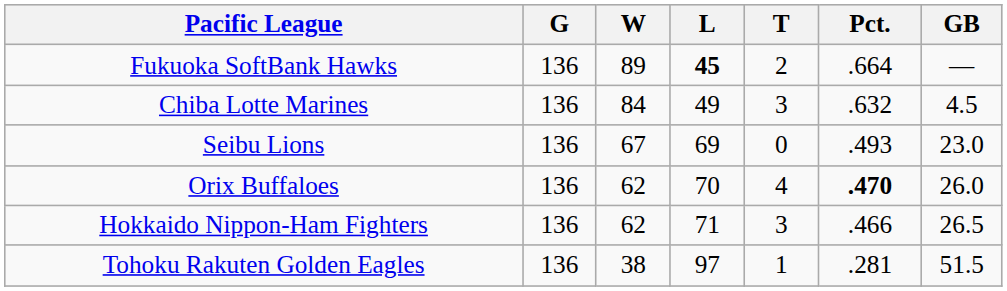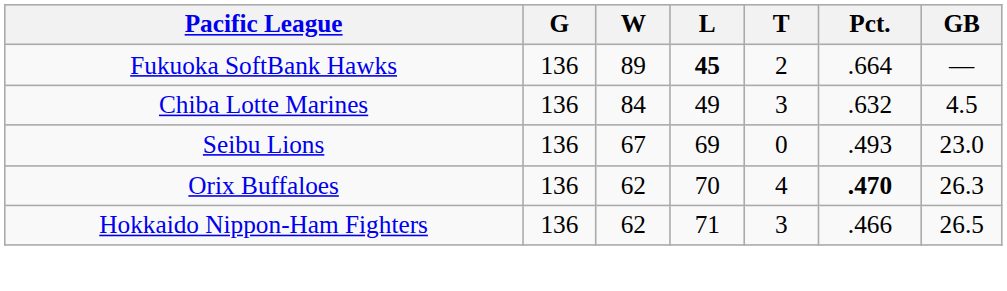(962, 184) 26.0 -> (962, 184) 26.3
- row: (264, 265)
